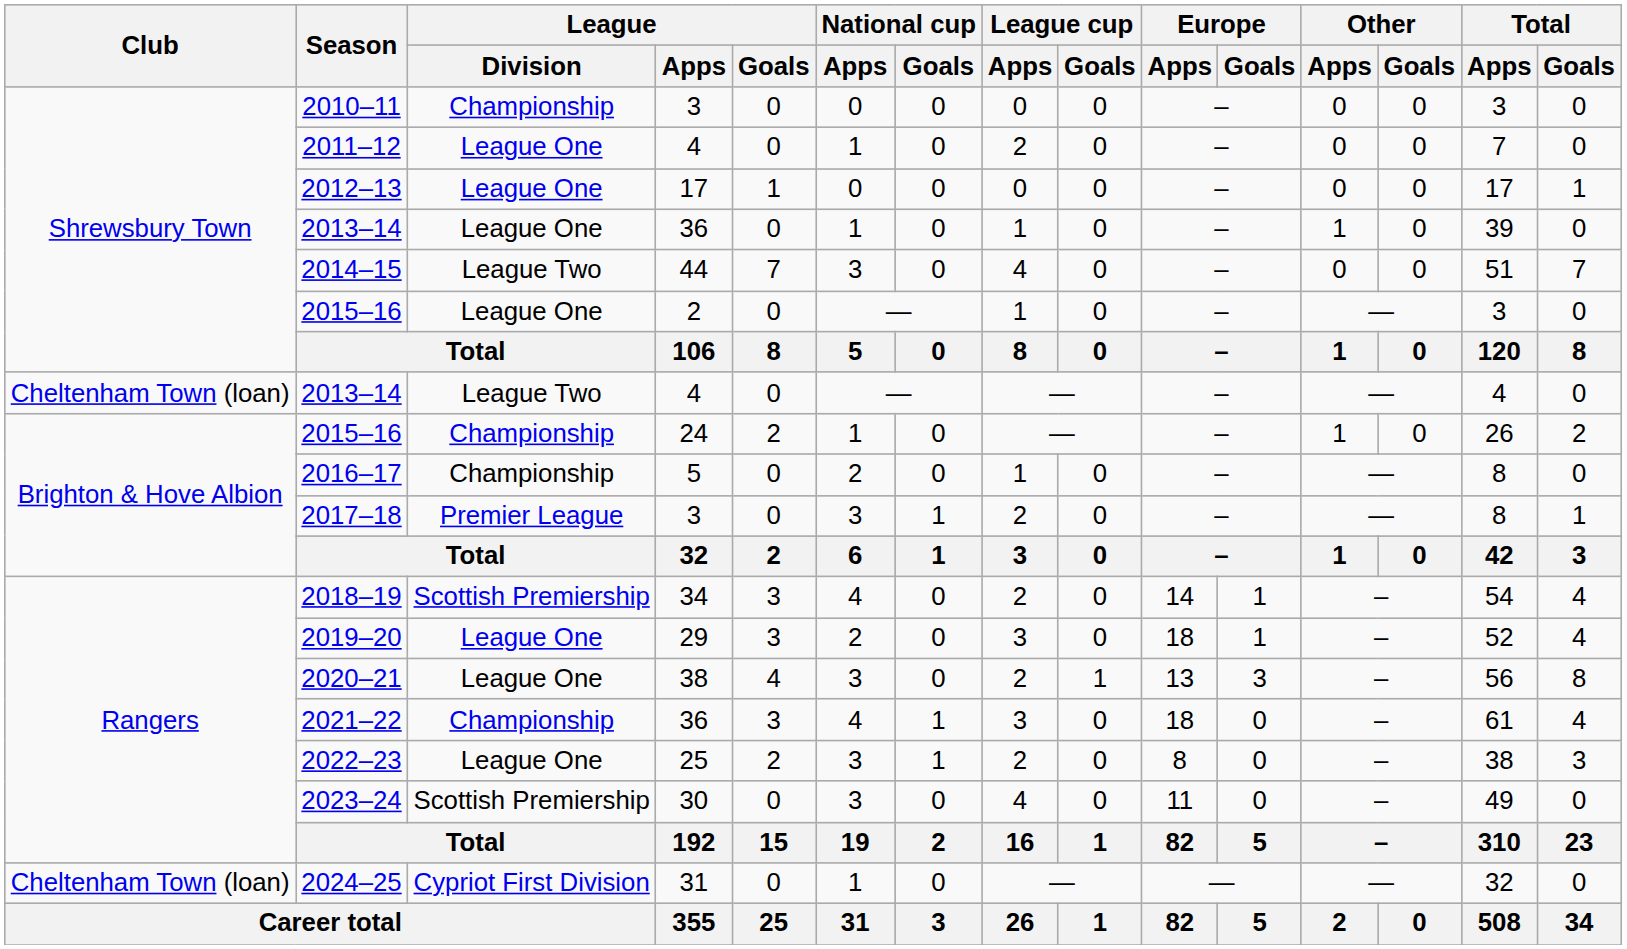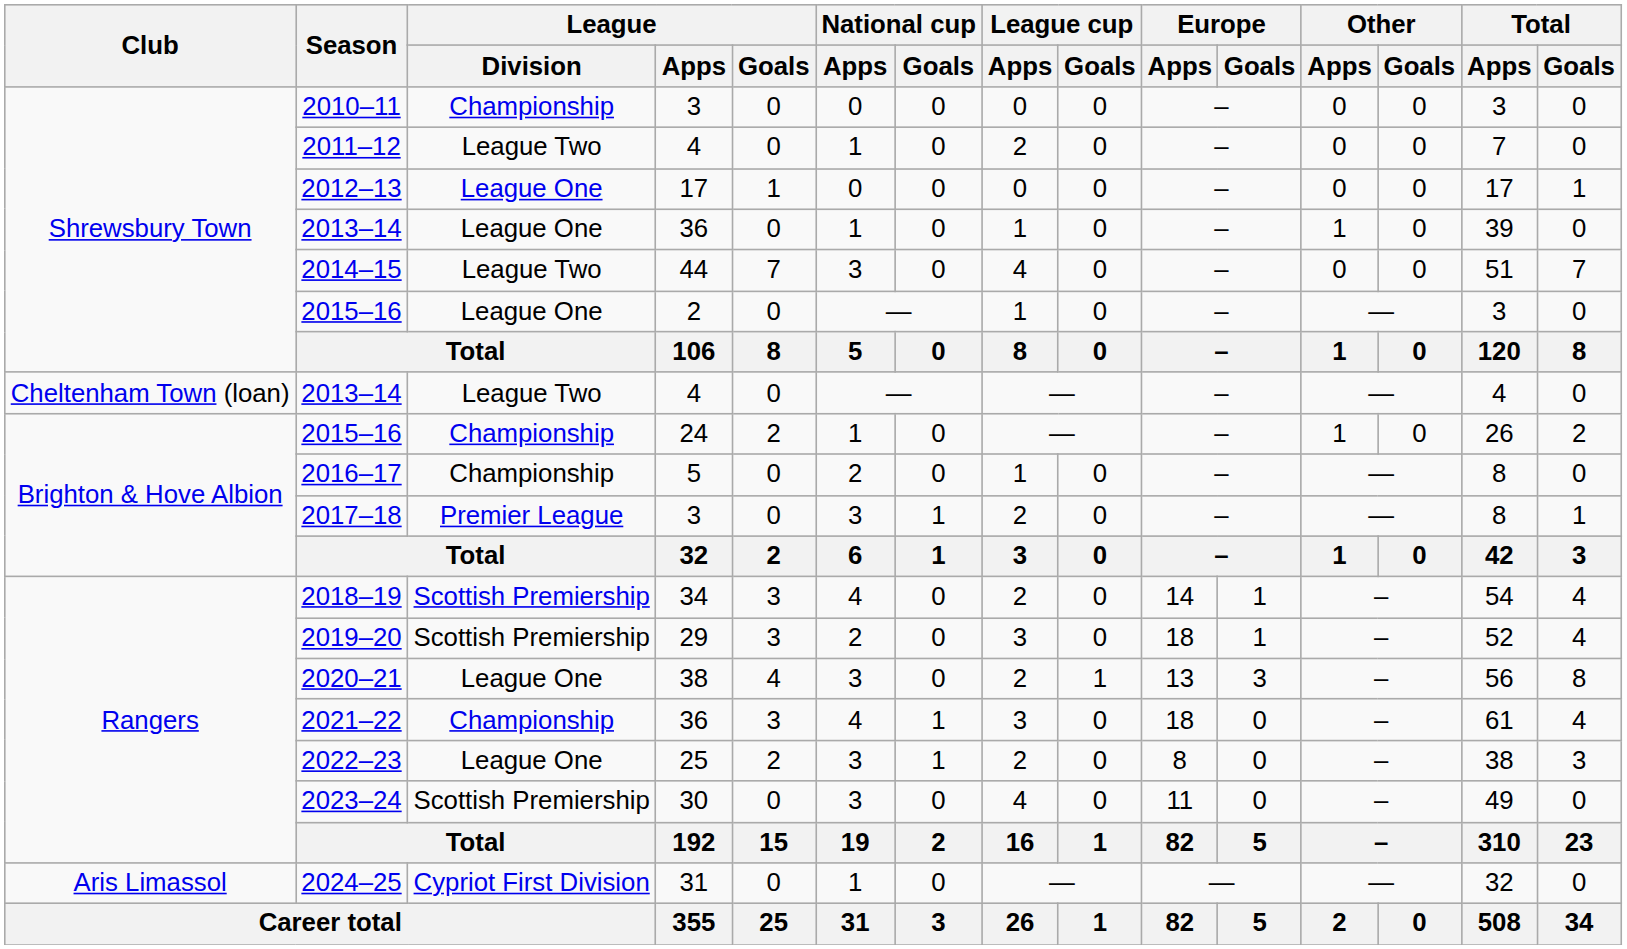(532, 147) League One -> (532, 147) League Two
(532, 637) League One -> (532, 637) Scottish Premiership
(150, 882) Cheltenham Town (loan) -> (150, 882) Aris Limassol
